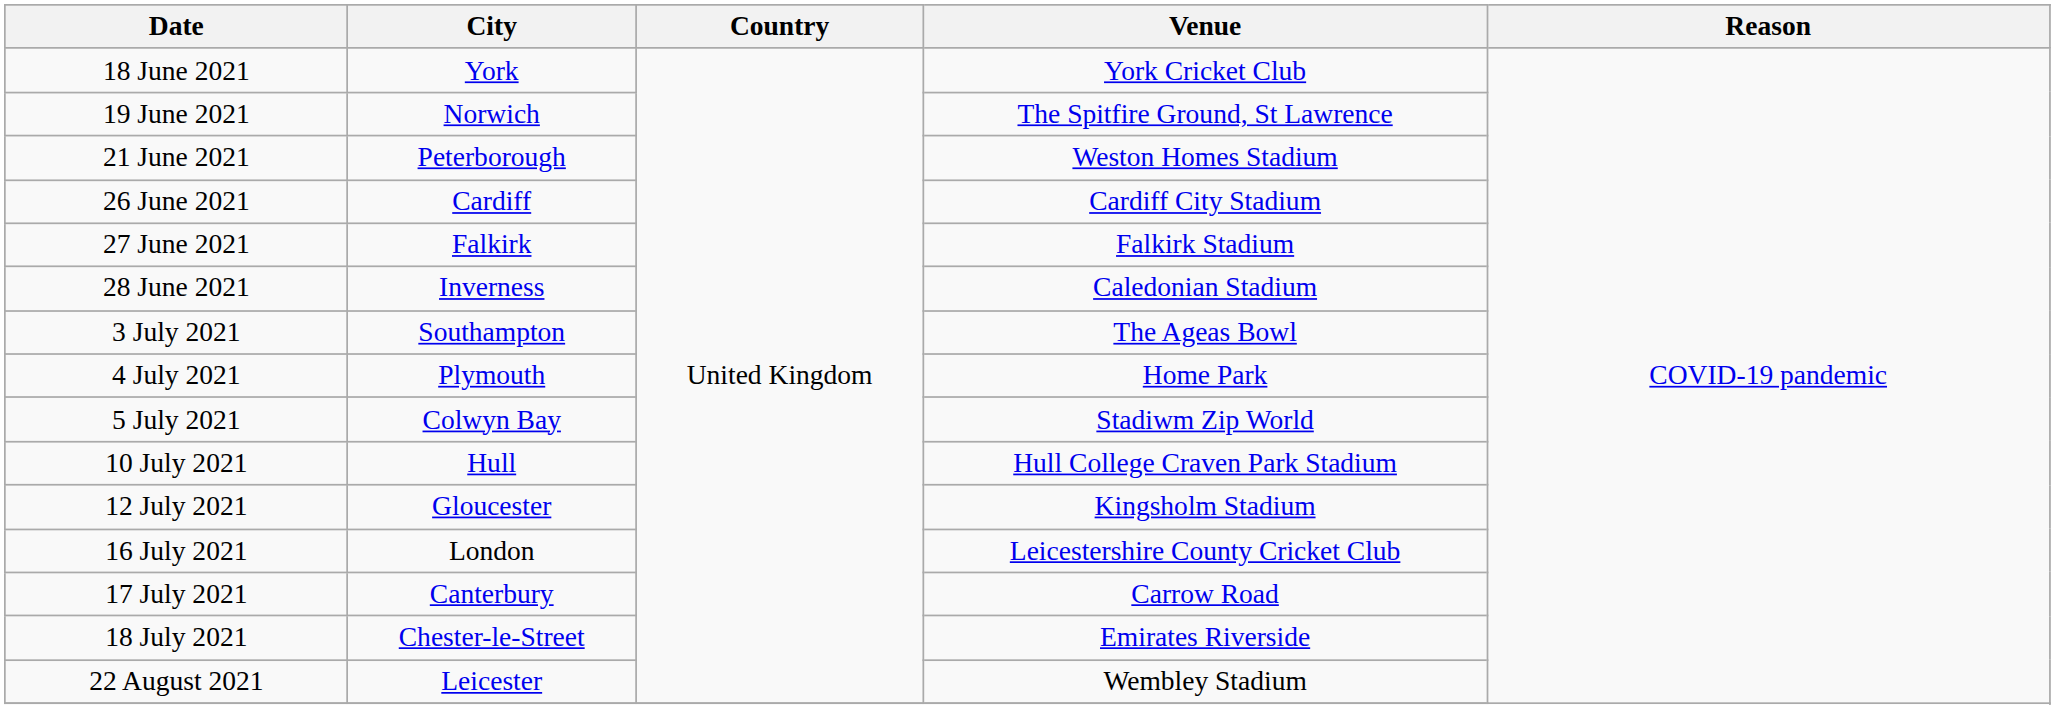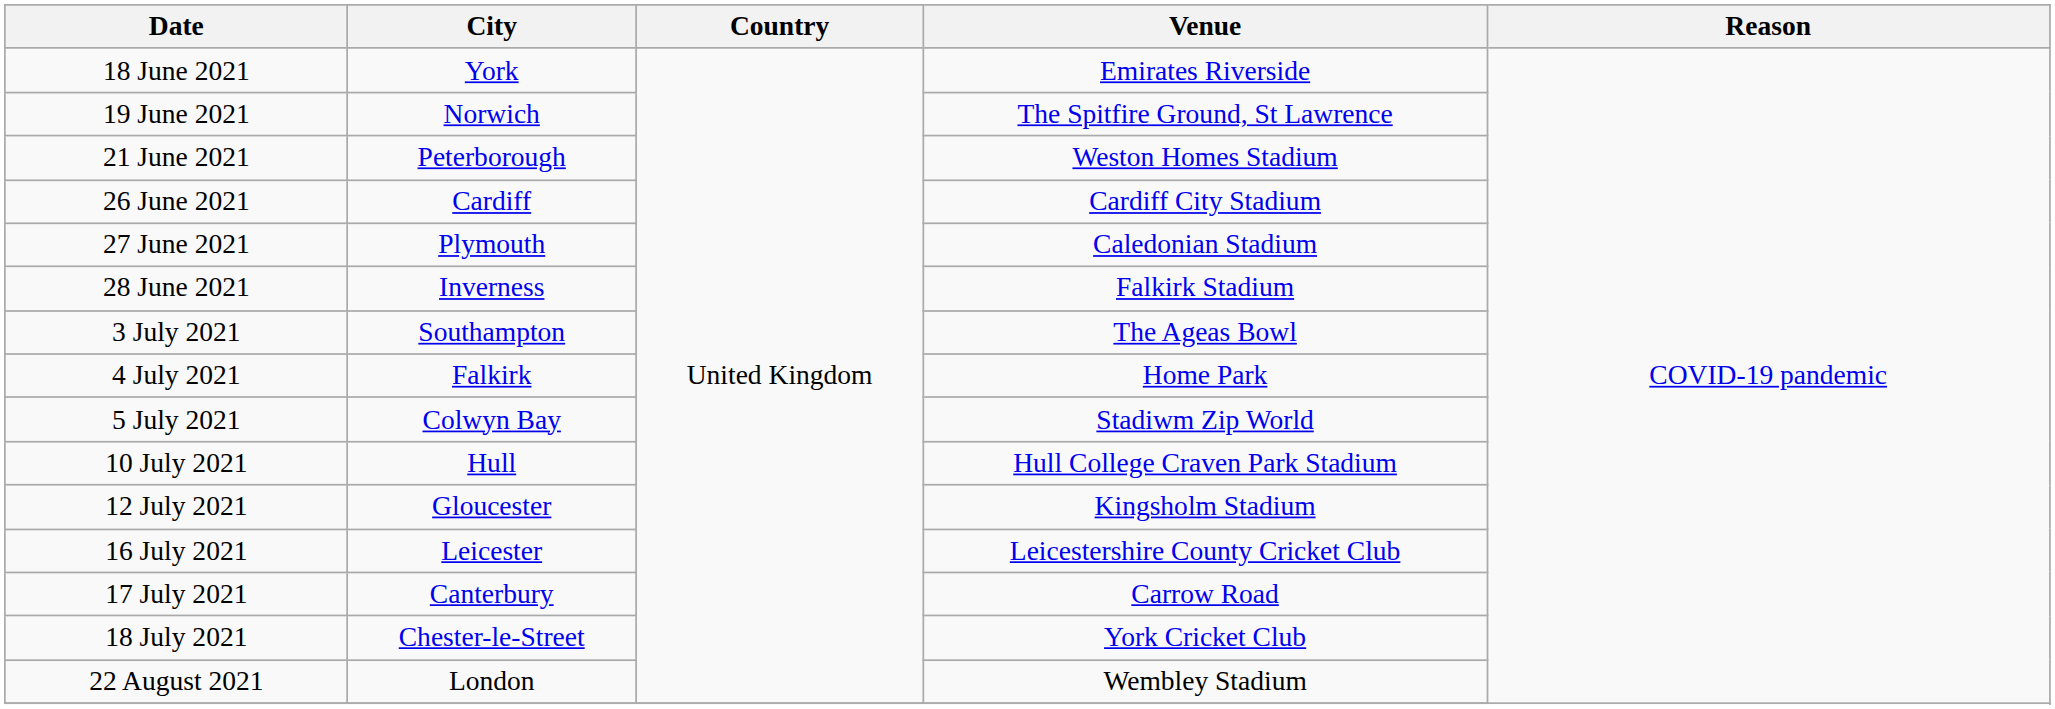(1205, 69) York Cricket Club -> (1205, 69) Emirates Riverside
(492, 244) Falkirk -> (492, 244) Plymouth
(1205, 244) Falkirk Stadium -> (1205, 244) Caledonian Stadium
(1205, 288) Caledonian Stadium -> (1205, 288) Falkirk Stadium
(492, 375) Plymouth -> (492, 375) Falkirk
(492, 550) London -> (492, 550) Leicester
(1205, 637) Emirates Riverside -> (1205, 637) York Cricket Club
(492, 680) Leicester -> (492, 680) London
